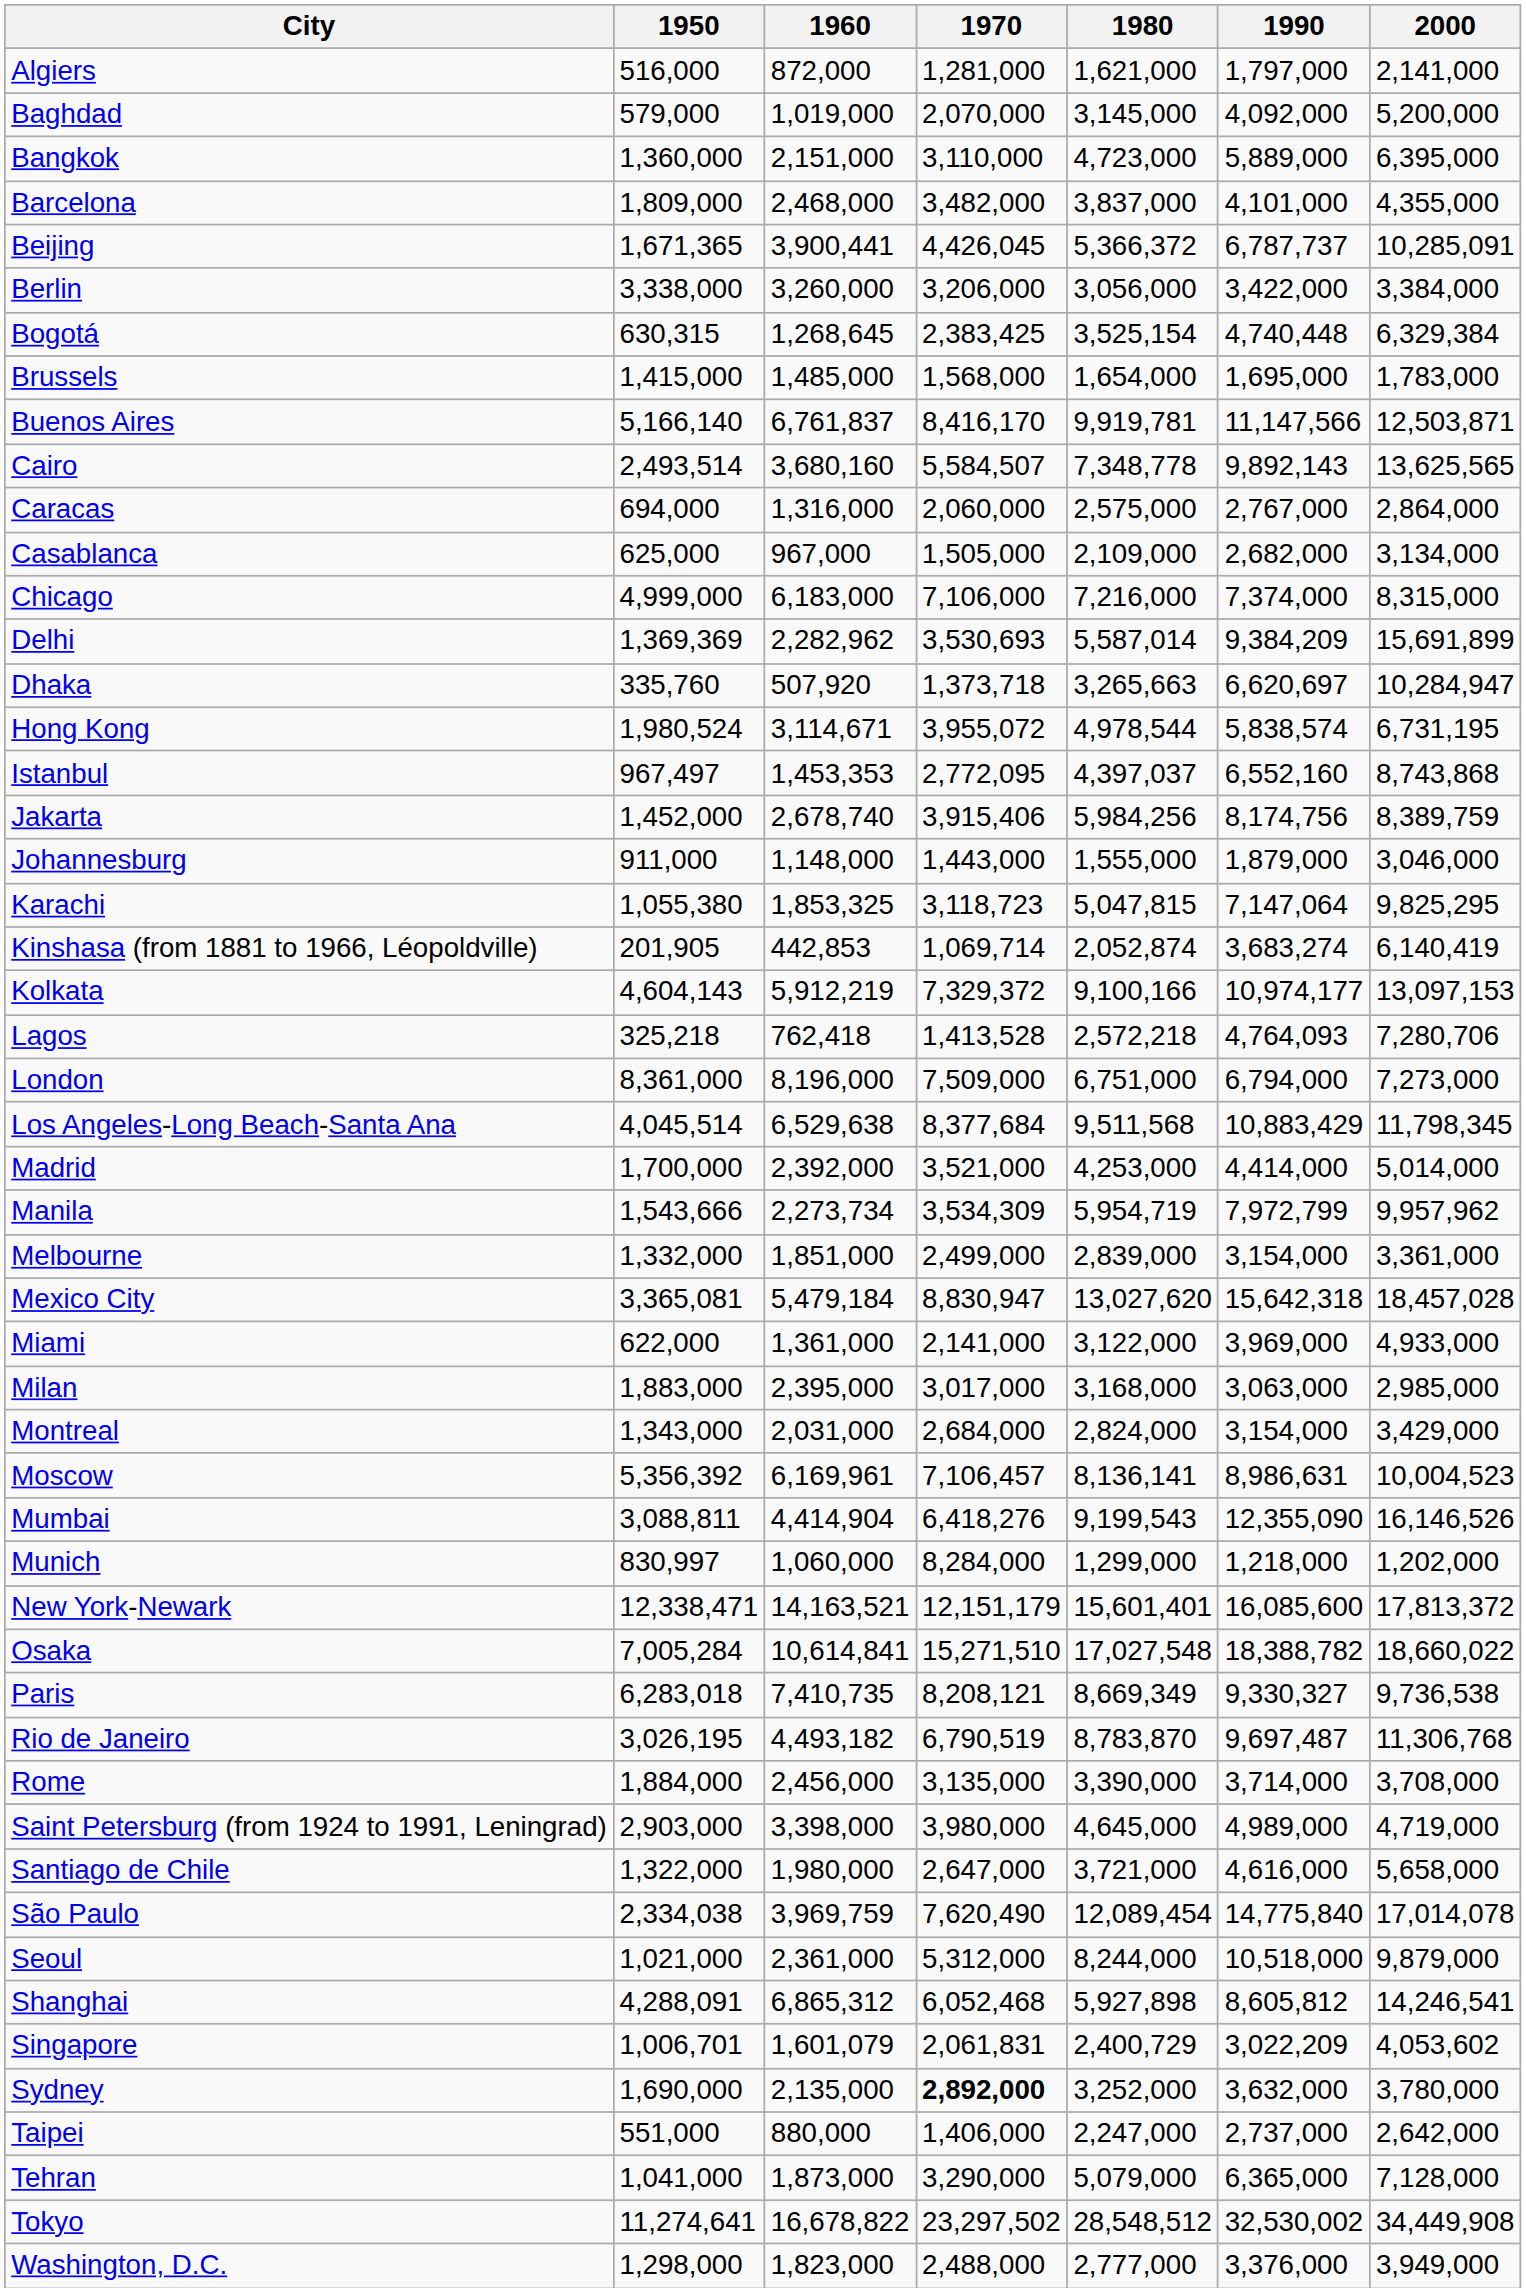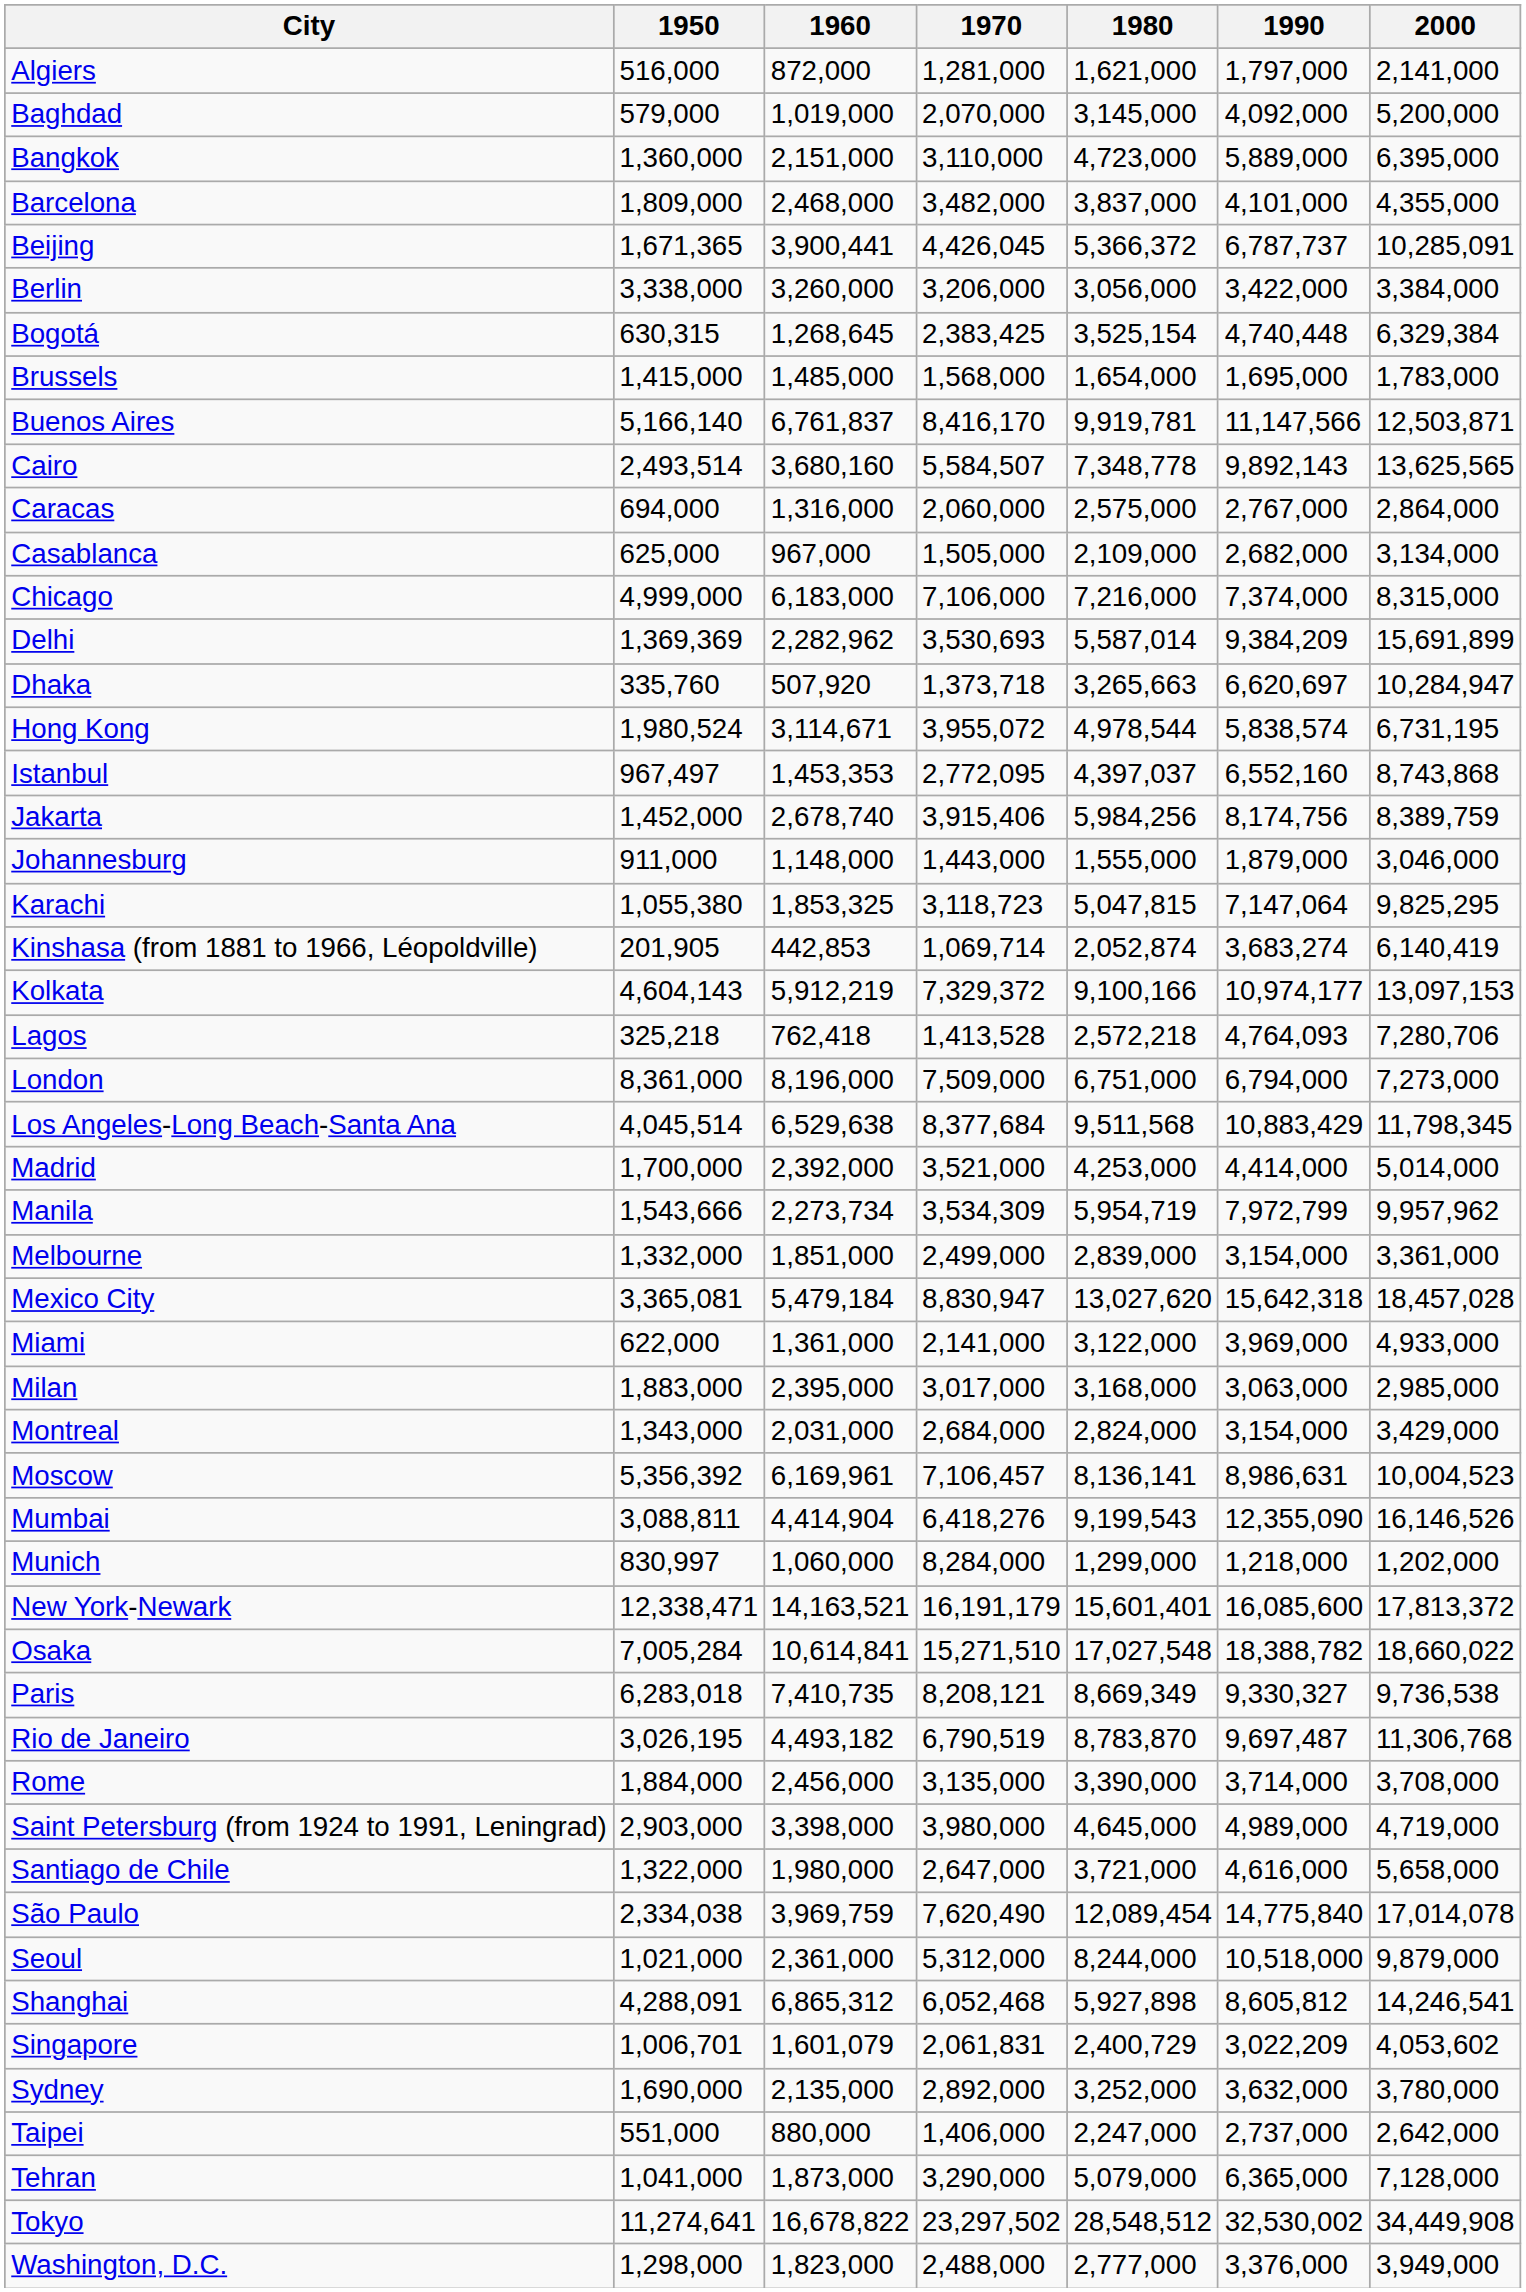(991, 1606) 12,151,179 -> (991, 1606) 16,191,179
(984, 2089) bold -> (984, 2089) normal
